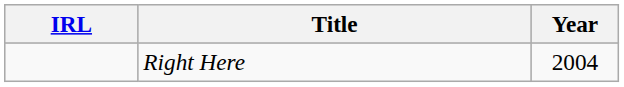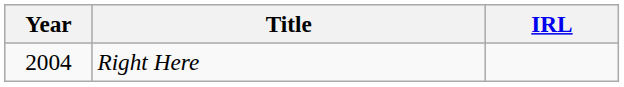columns swapped: (575, 23) <-> (71, 23)
